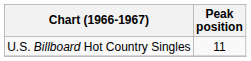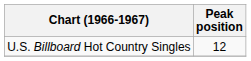(219, 46) 11 -> (219, 46) 12
